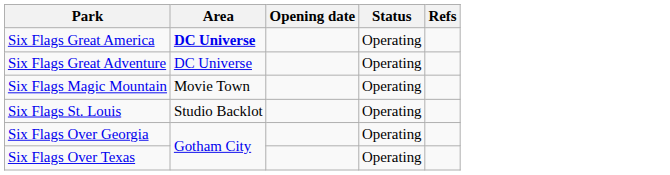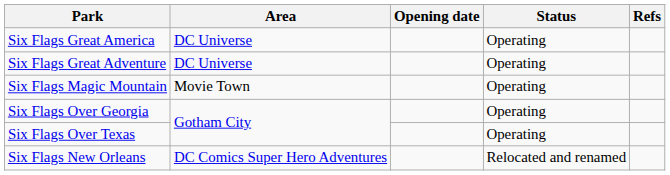(215, 39) bold -> (213, 39) normal
- row: (65, 110)
+ row: (77, 157)
